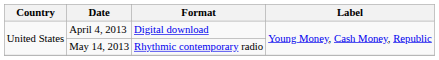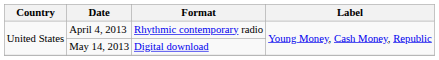(171, 30) Digital download -> (199, 30) Rhythmic contemporary radio
(199, 47) Rhythmic contemporary radio -> (171, 47) Digital download
